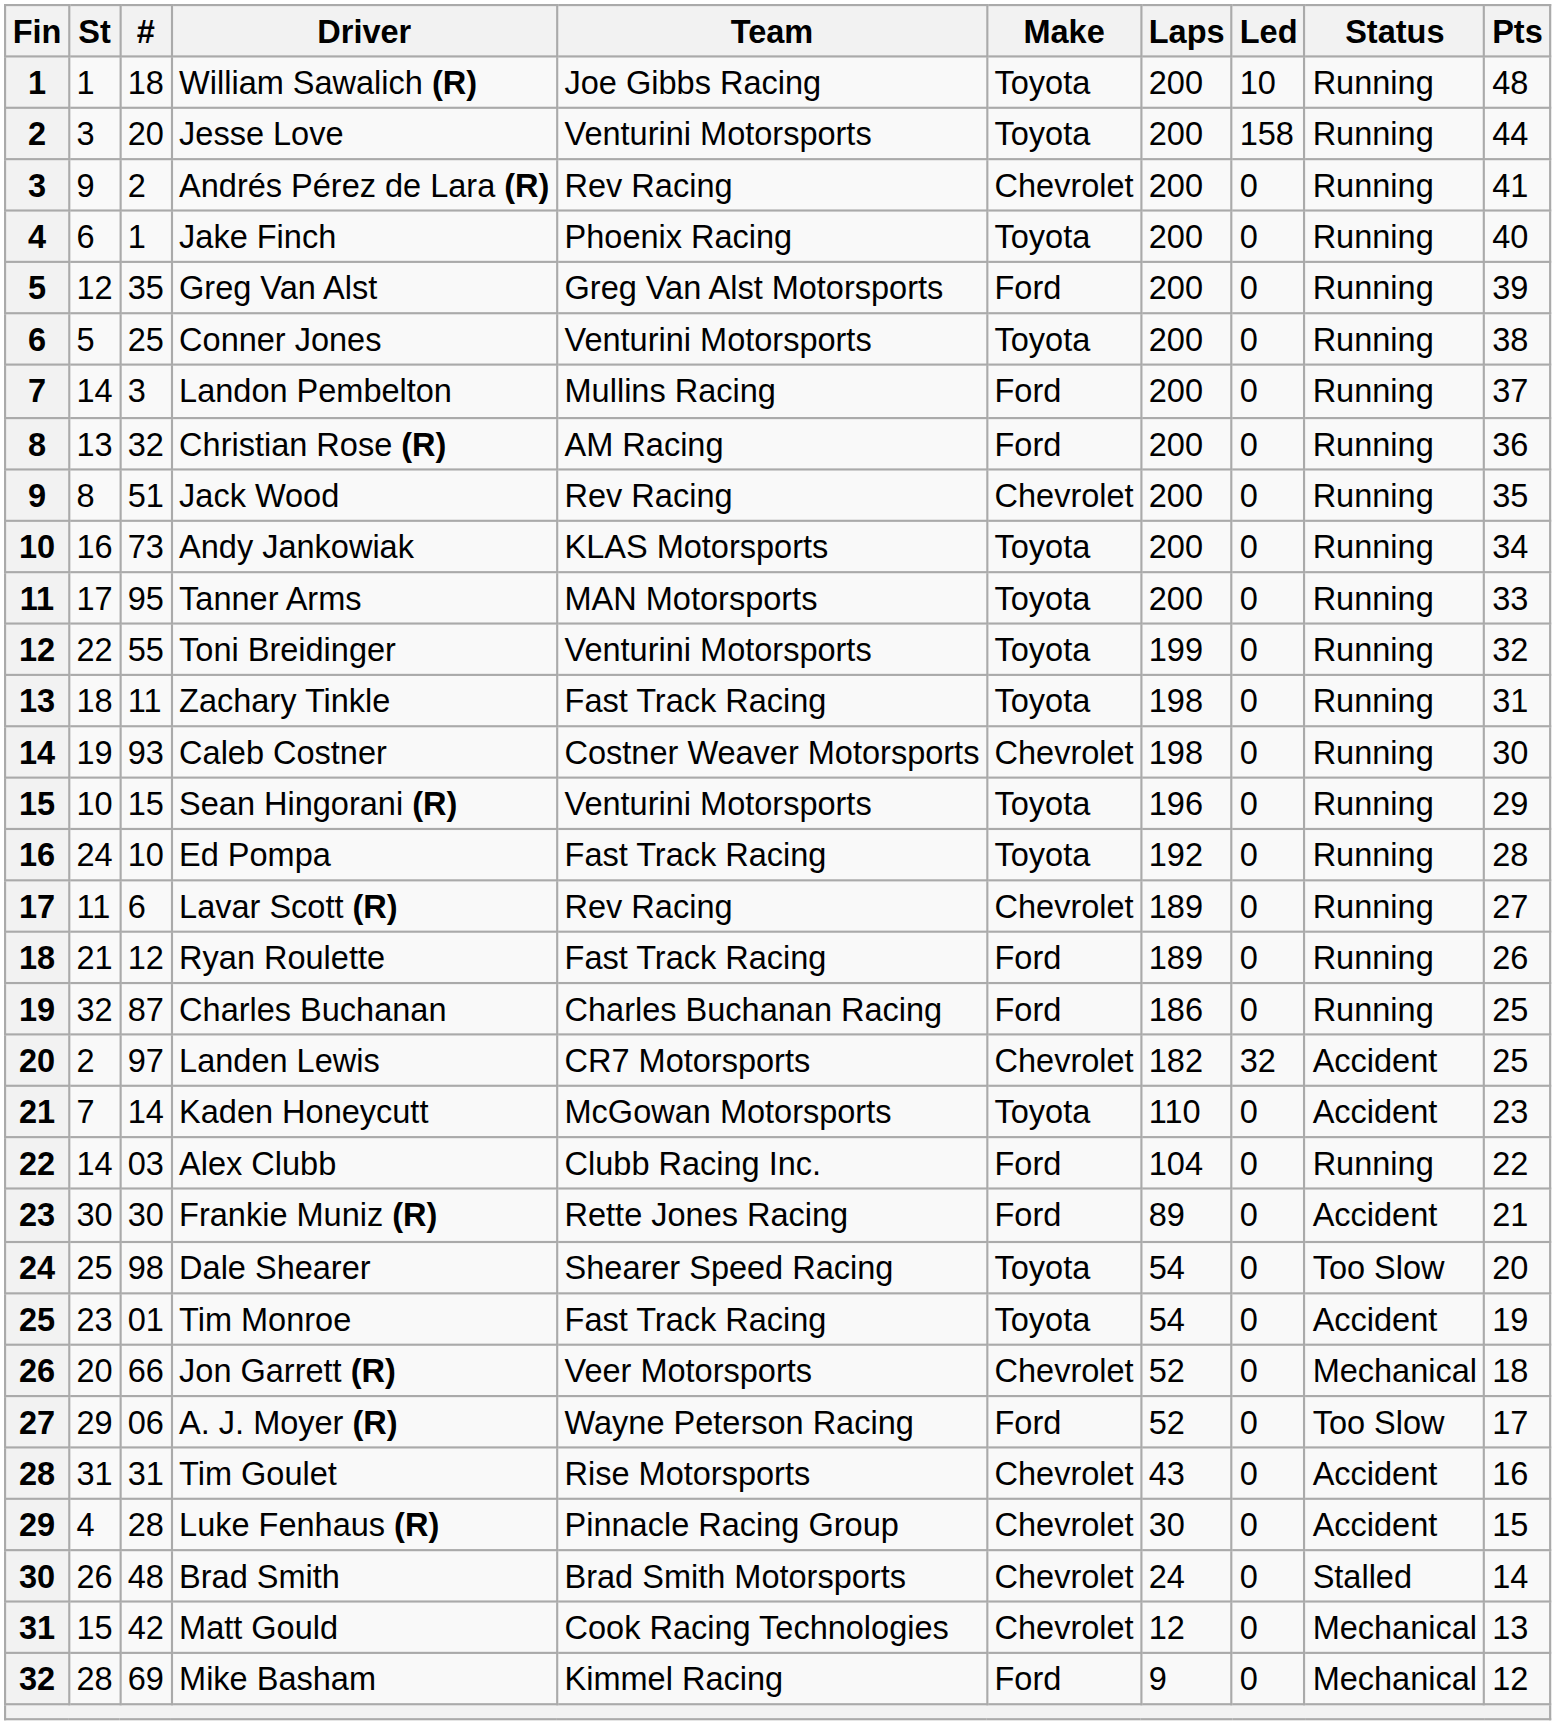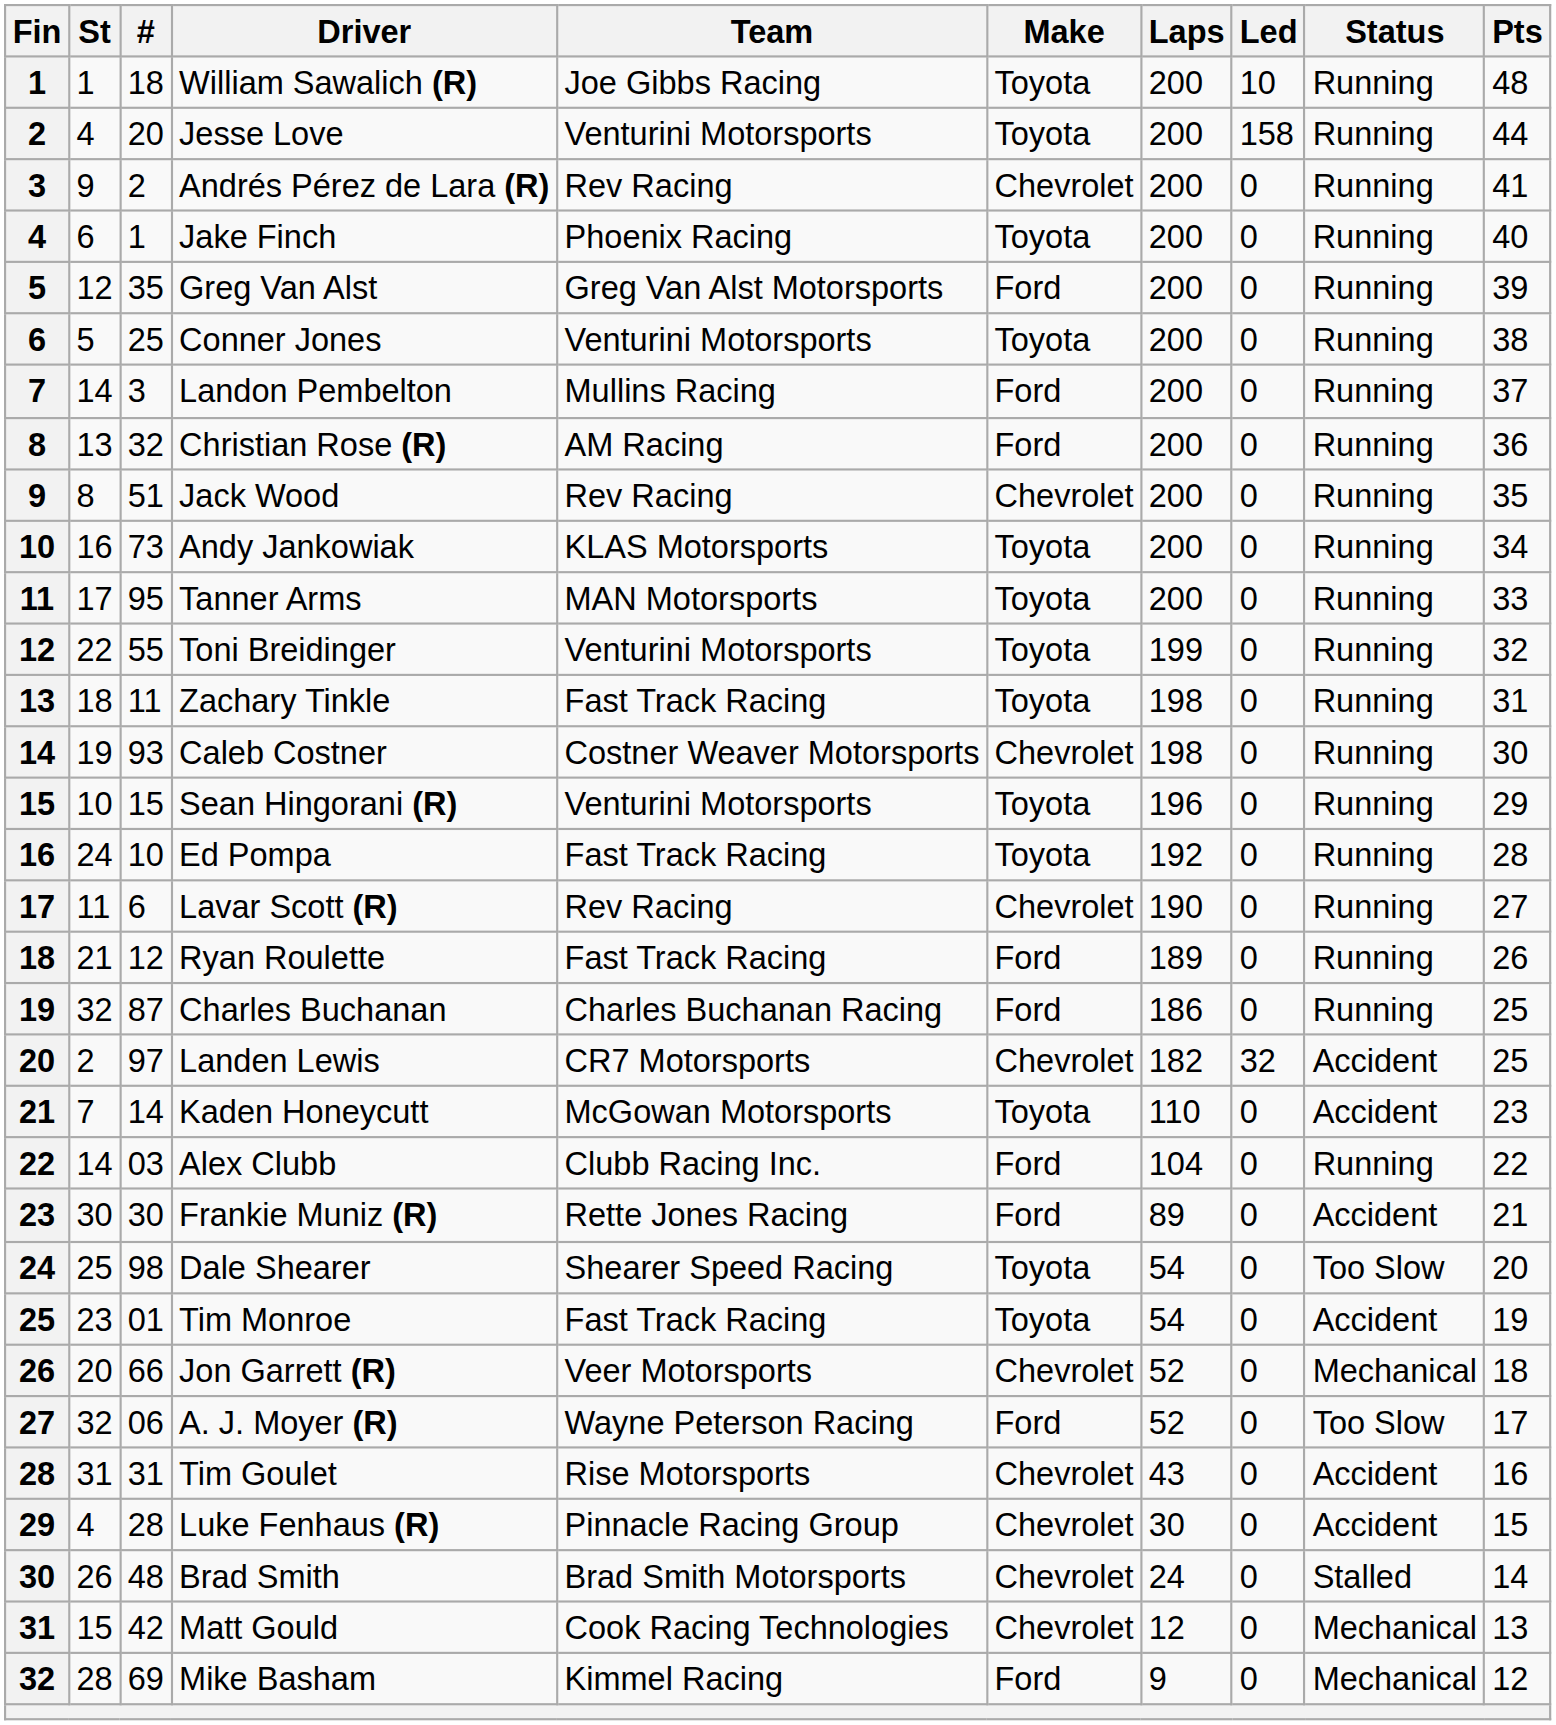(86, 134) 3 -> (86, 134) 4
(1176, 906) 189 -> (1176, 906) 190
(95, 1421) 29 -> (95, 1421) 32
